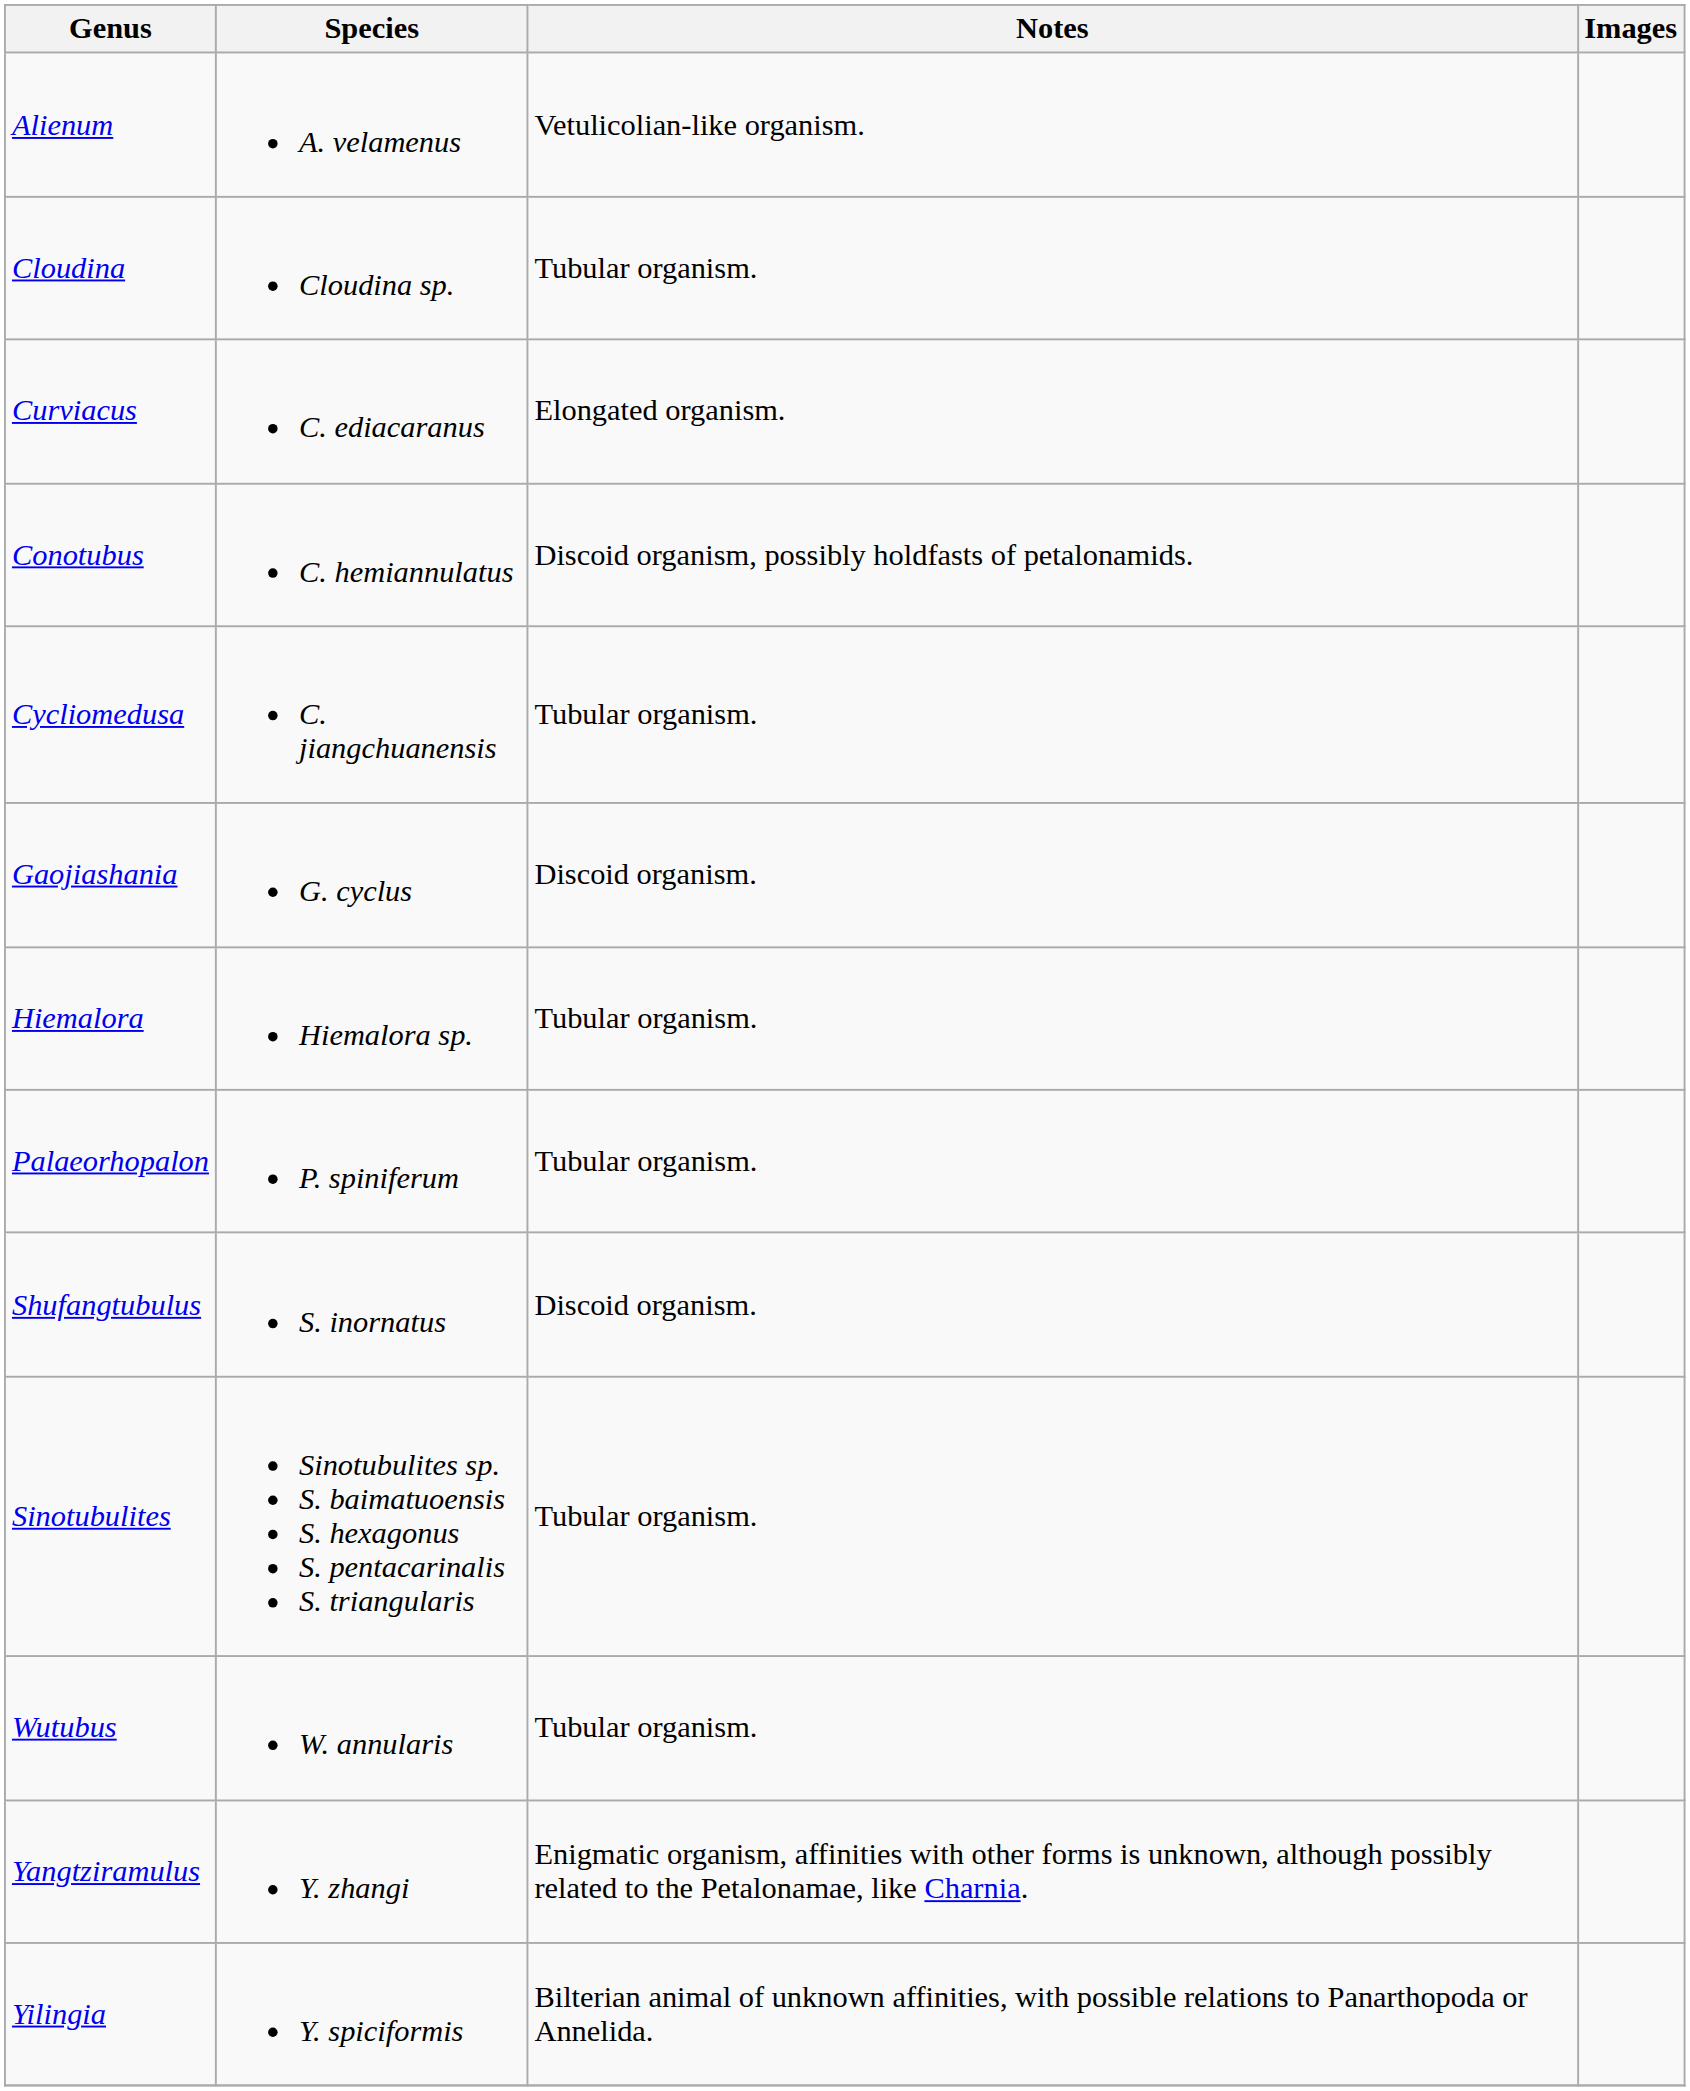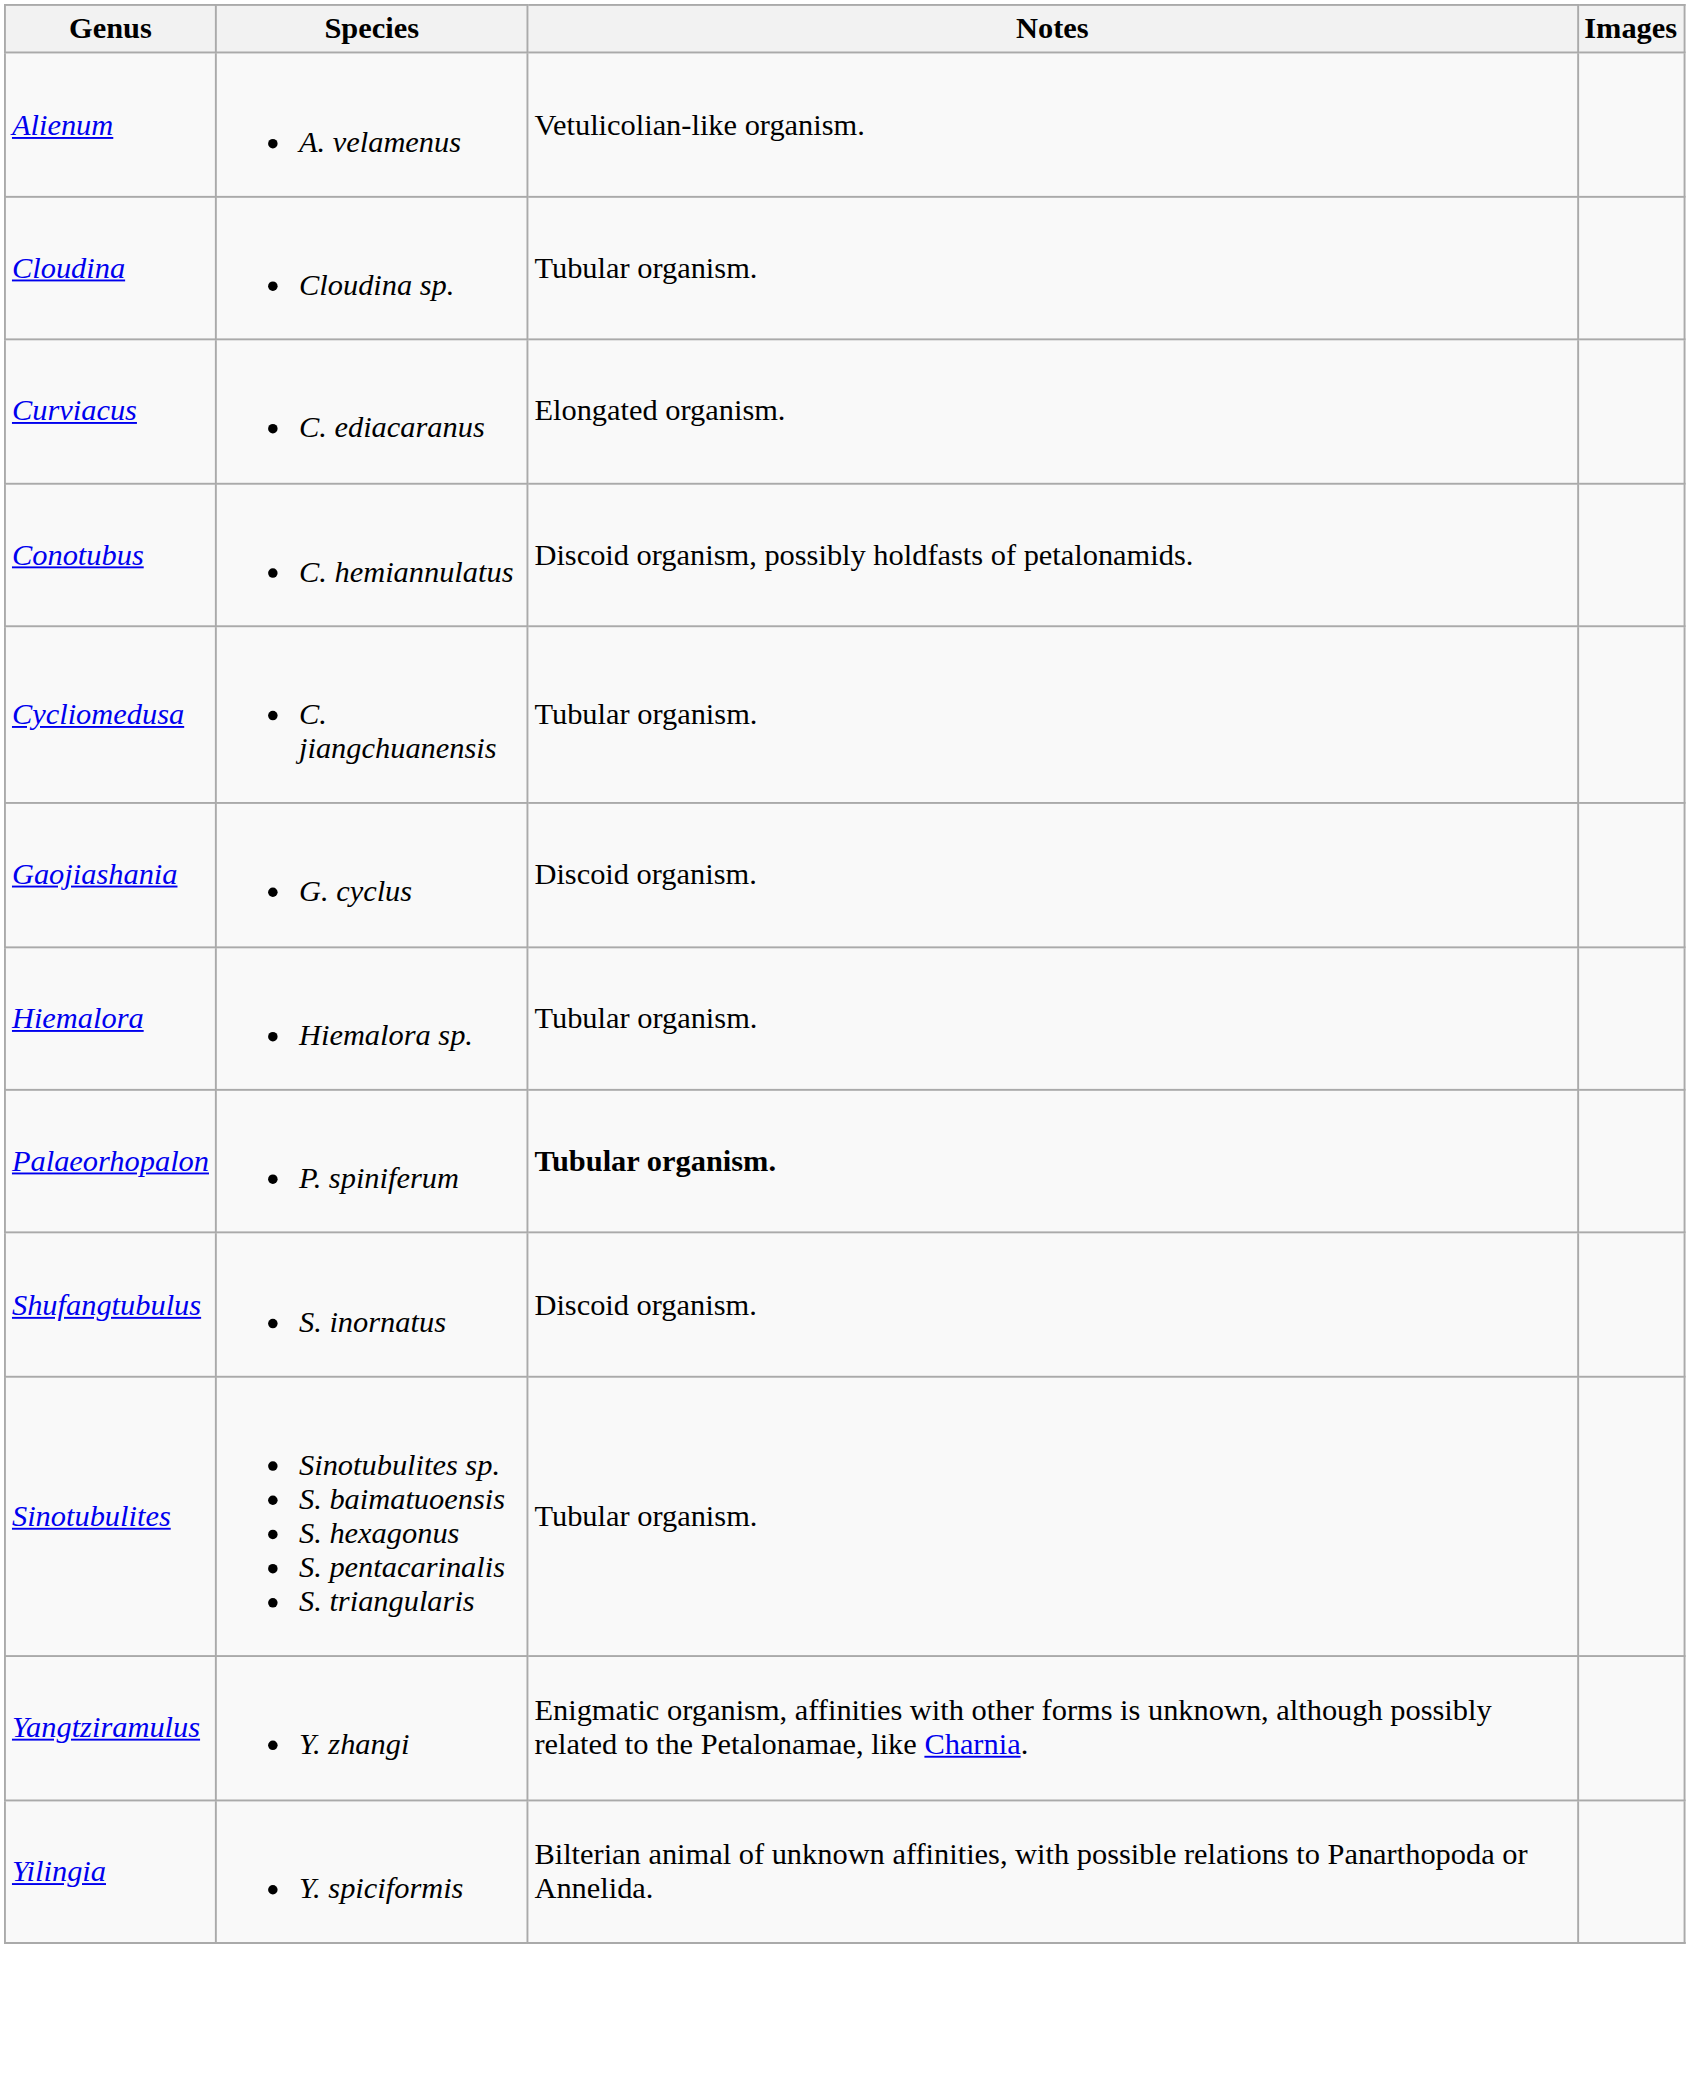(646, 1161) normal -> (655, 1161) bold
- row: (64, 1727)
